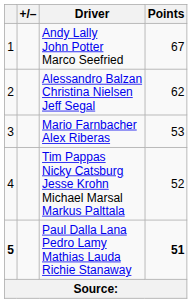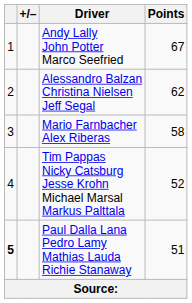(178, 132) 53 -> (178, 132) 58
(178, 250) bold -> (178, 250) normal
